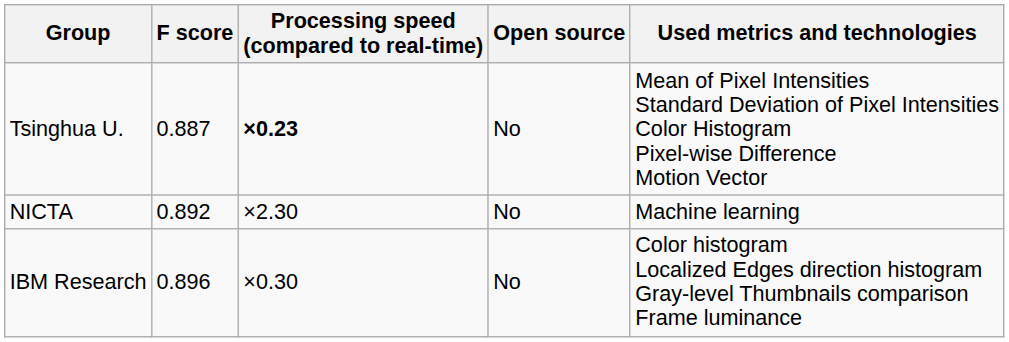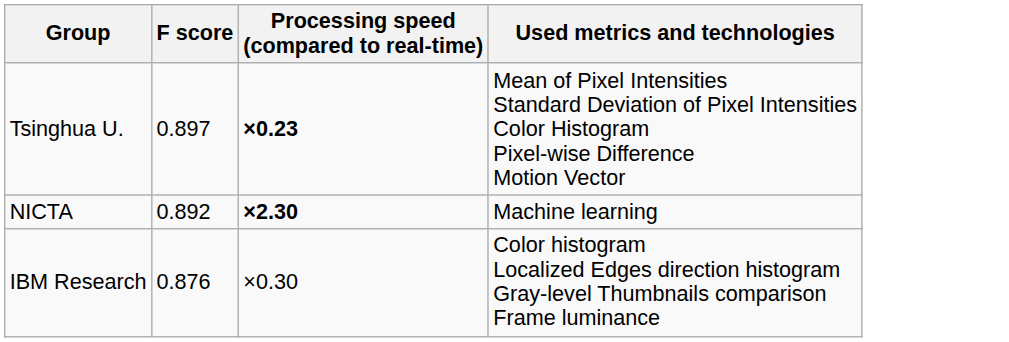- column: (559, 33)
(183, 128) 0.887 -> (183, 128) 0.897
(271, 211) normal -> (271, 211) bold
(183, 282) 0.896 -> (183, 282) 0.876
